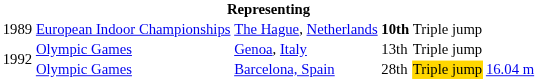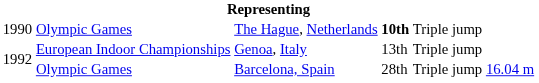(17, 29) 1989 -> (17, 29) 1990
(133, 29) European Indoor Championships -> (84, 29) Olympic Games
(84, 49) Olympic Games -> (133, 49) European Indoor Championships
(448, 69) gold background -> (448, 69) no background
